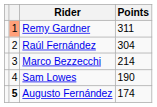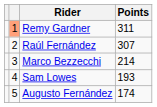(126, 45) 304 -> (126, 45) 307
(126, 77) 190 -> (126, 77) 193
(15, 94) bold -> (15, 94) normal
